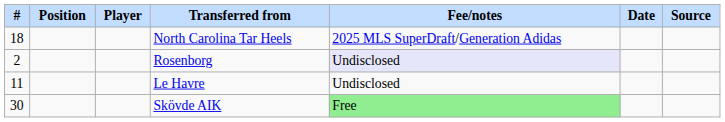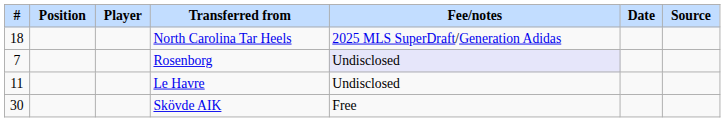(17, 61) 2 -> (17, 61) 7
(344, 106) lightgreen background -> (344, 106) no background
